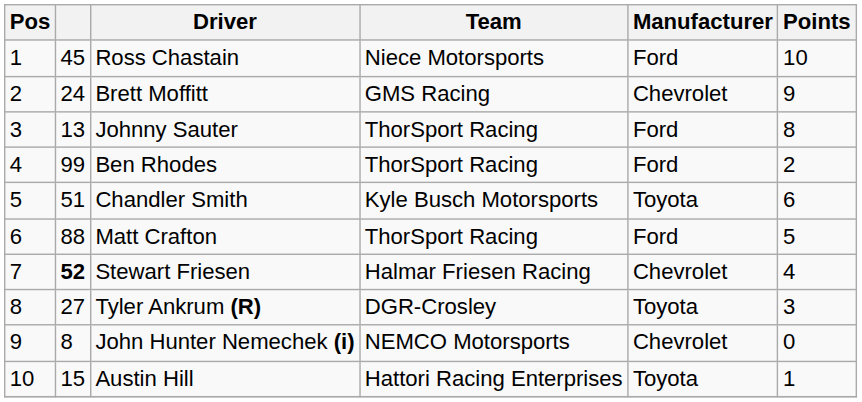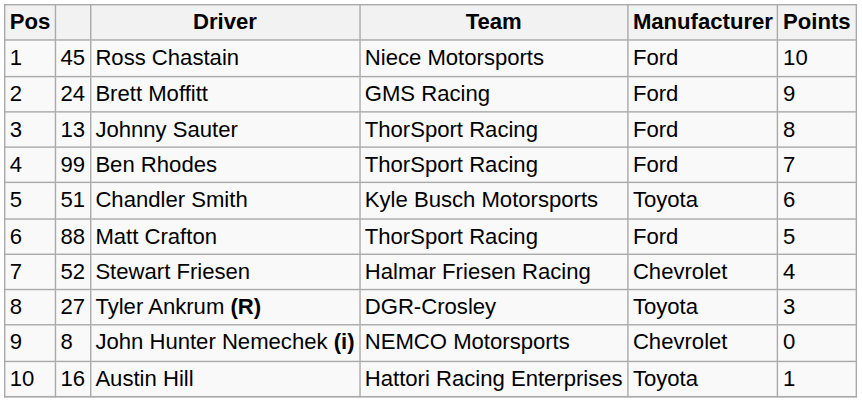(680, 93) Chevrolet -> (656, 93) Ford
(789, 164) 2 -> (789, 164) 7
(73, 271) bold -> (73, 271) normal
(73, 377) 15 -> (73, 377) 16
